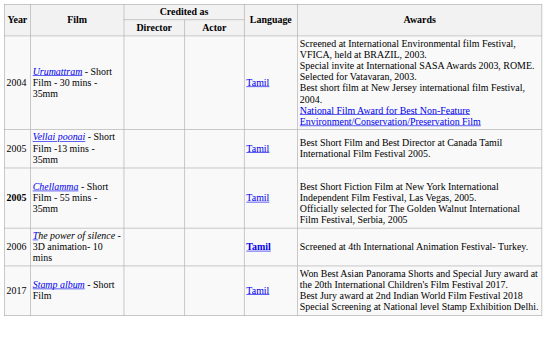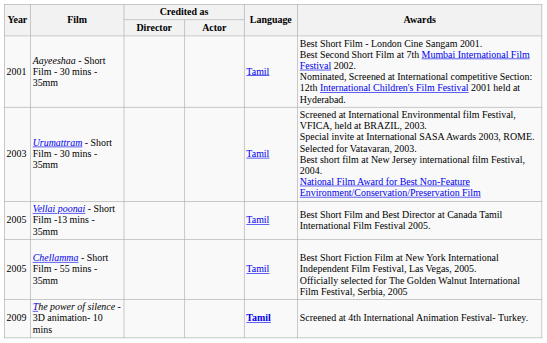+ row: (69, 71)
(17, 82) 2004 -> (17, 154) 2003
(17, 198) bold -> (17, 269) normal
(17, 247) 2006 -> (17, 318) 2009
- row: (74, 290)
